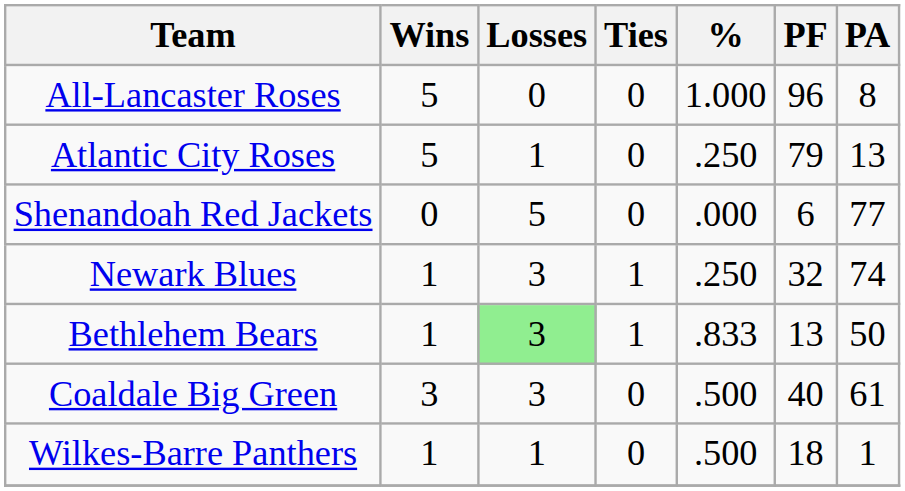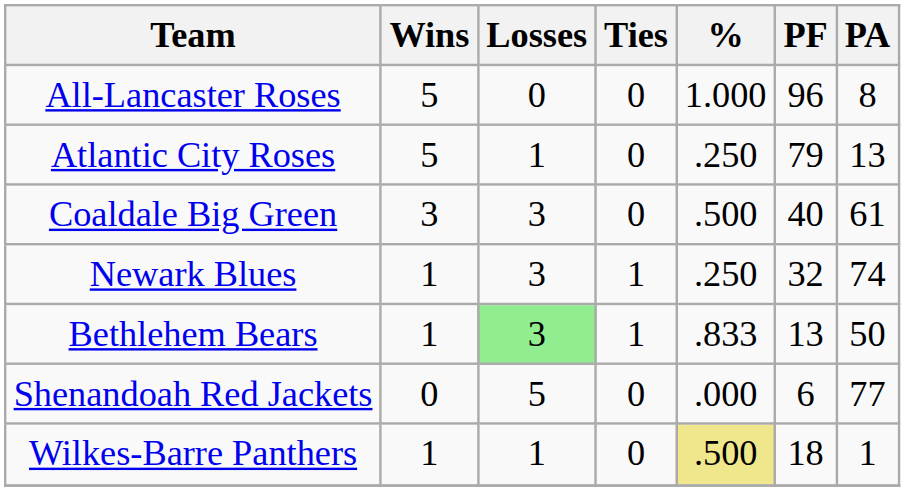rows swapped: (193, 394) <-> (193, 214)
(726, 453) no background -> (726, 453) khaki background
